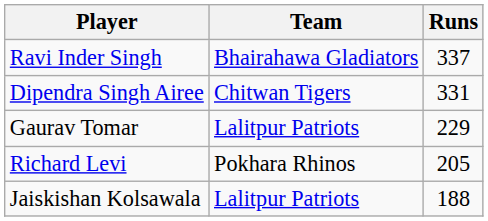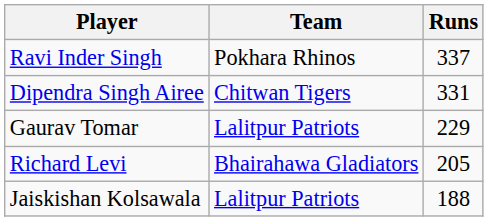(316, 57) Bhairahawa Gladiators -> (285, 57) Pokhara Rhinos
(285, 163) Pokhara Rhinos -> (316, 163) Bhairahawa Gladiators
